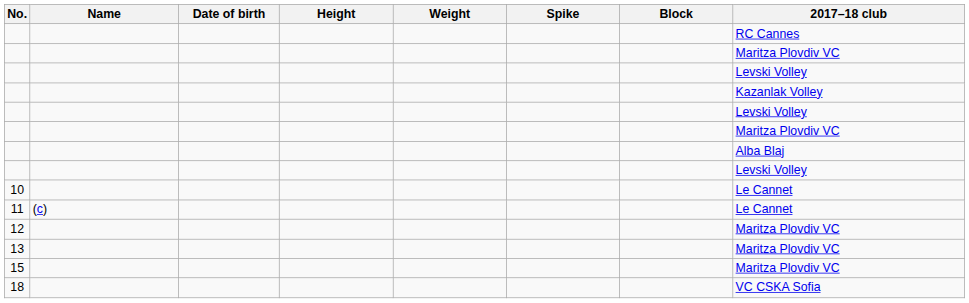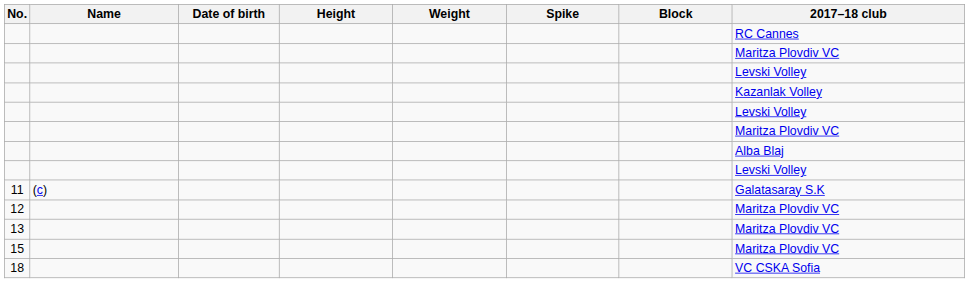- row: (17, 190)
(764, 209) Le Cannet -> (780, 190) Galatasaray S.K
